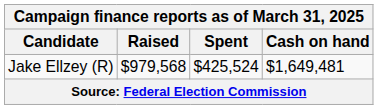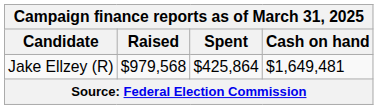(226, 66) $425,524 -> (226, 66) $425,864
